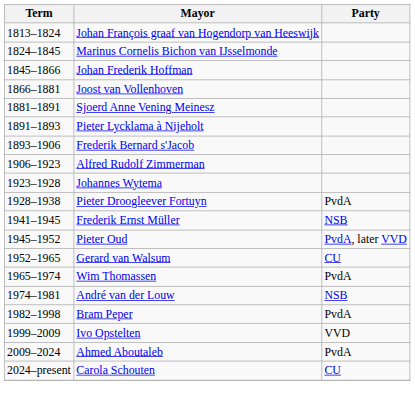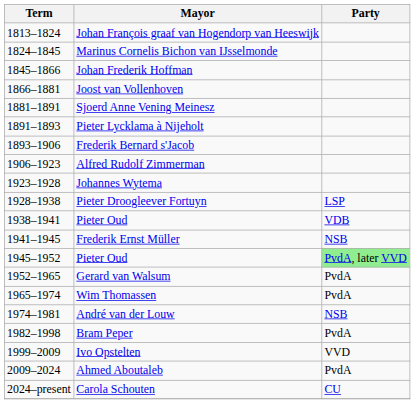(338, 201) PvdA -> (335, 201) LSP
+ row: (34, 220)
(366, 239) no background -> (366, 257) lightgreen background
(333, 257) CU -> (338, 276) PvdA
